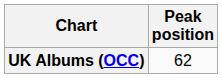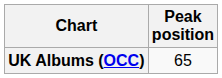(183, 60) 62 -> (183, 60) 65
